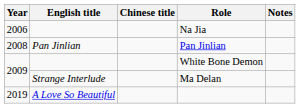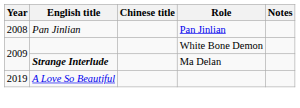- row: (193, 29)
(69, 78) normal -> (70, 62) bold
